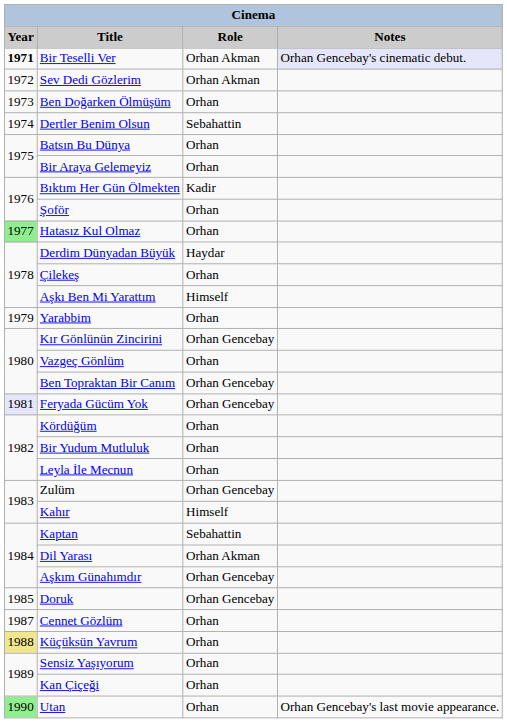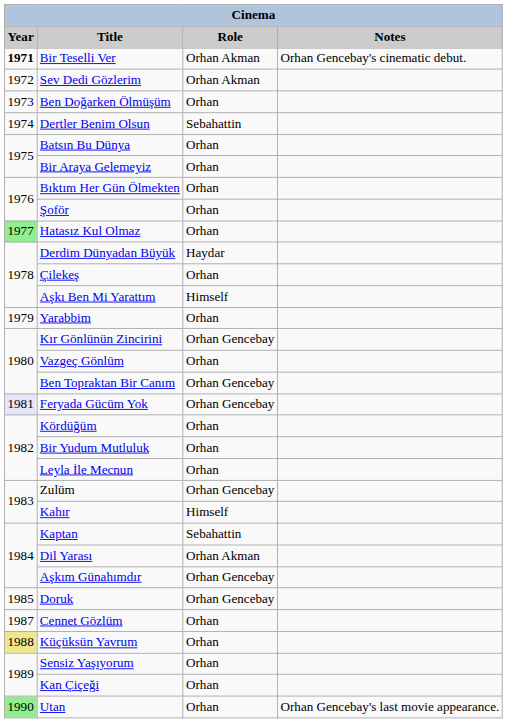(373, 58) lavender background -> (373, 58) no background
(201, 188) Kadir -> (202, 188) Orhan
